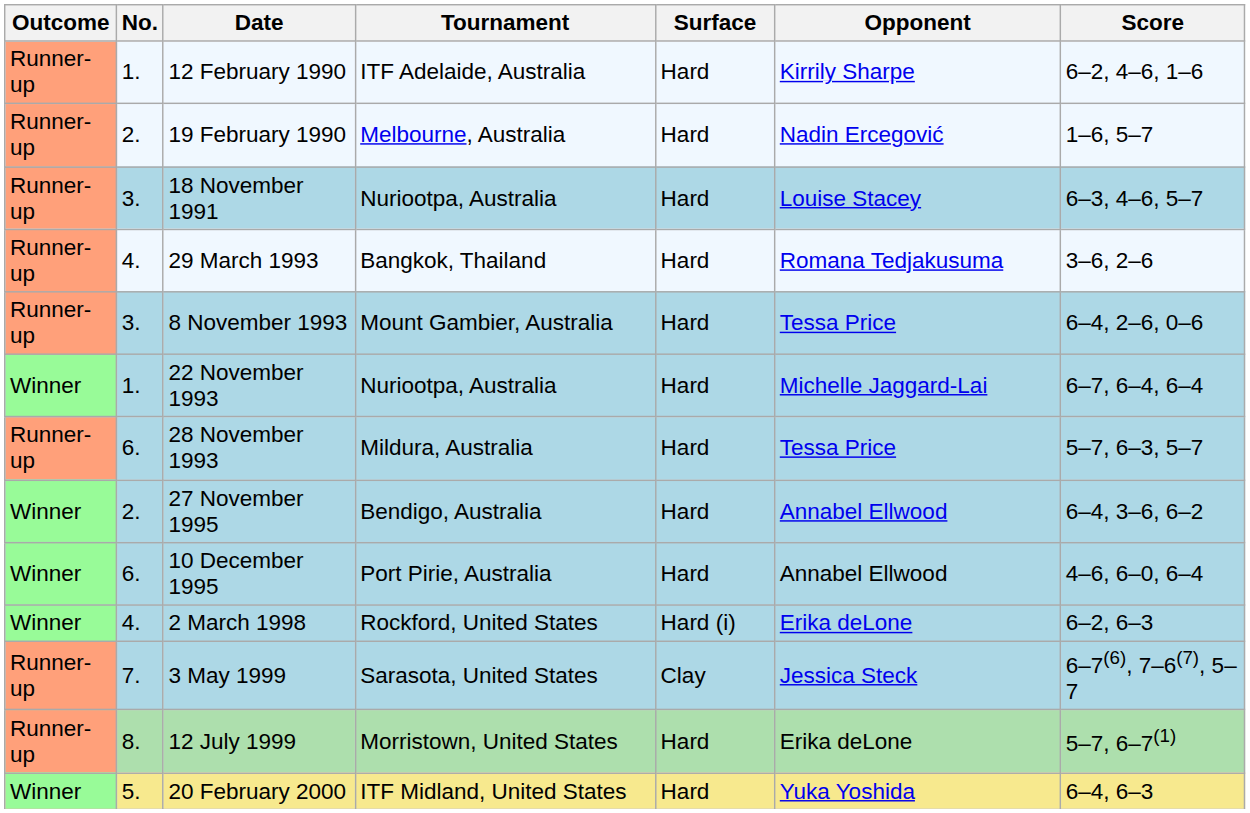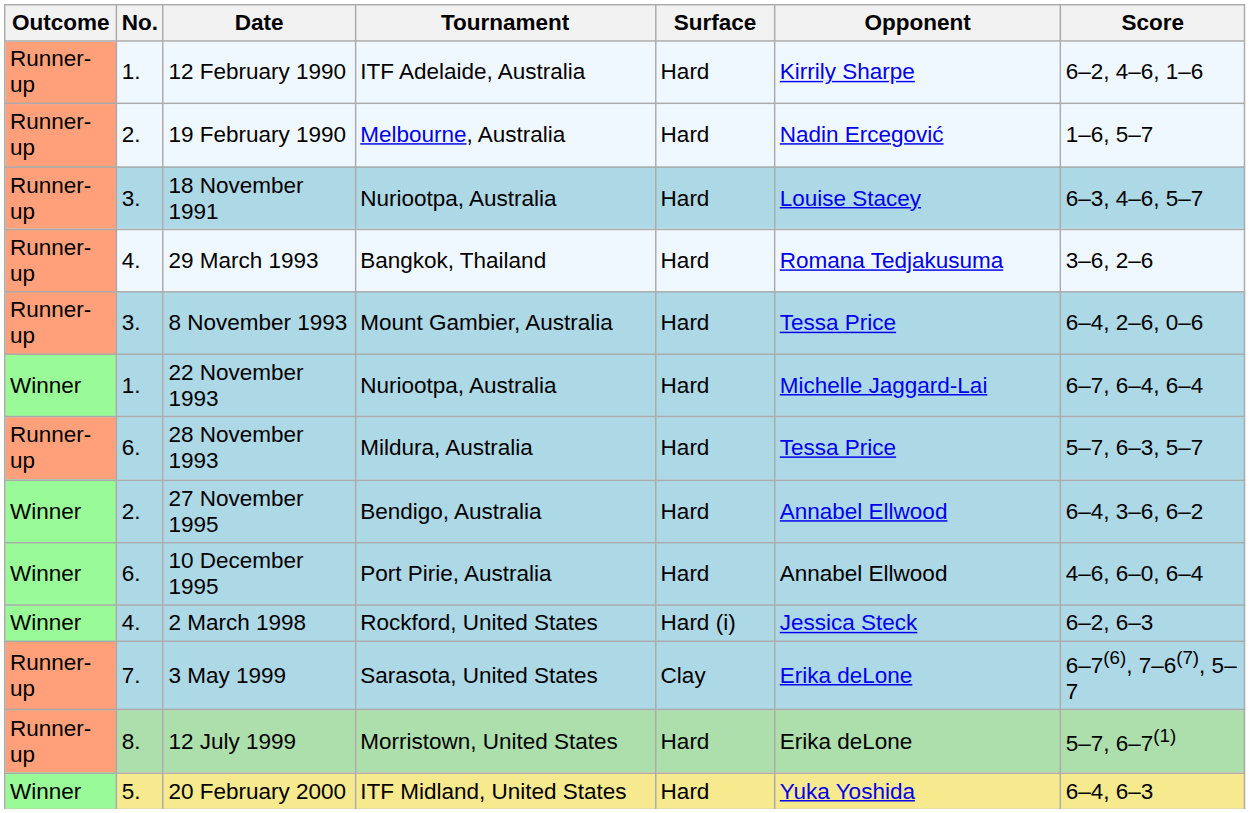(846, 622) Erika deLone -> (849, 622) Jessica Steck
(849, 674) Jessica Steck -> (846, 674) Erika deLone
